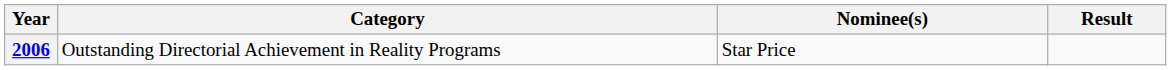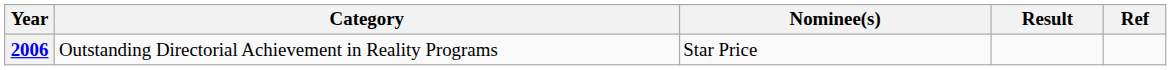+ column: (1135, 19)
